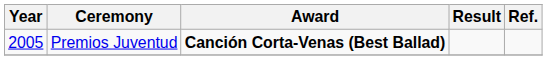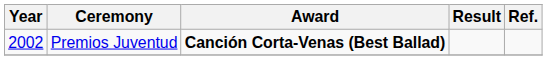(26, 42) 2005 -> (26, 42) 2002
